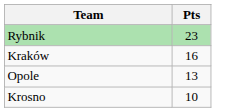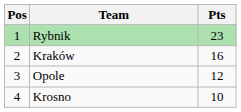+ column: (17, 14)
(192, 76) 13 -> (217, 76) 12
